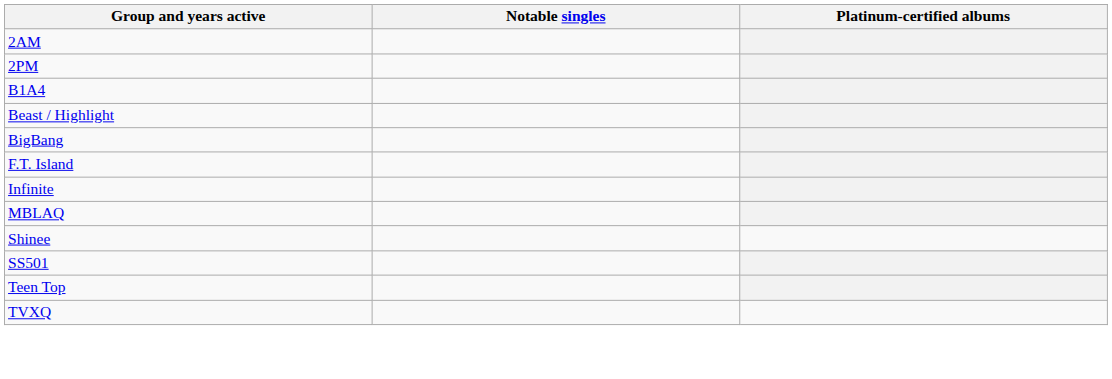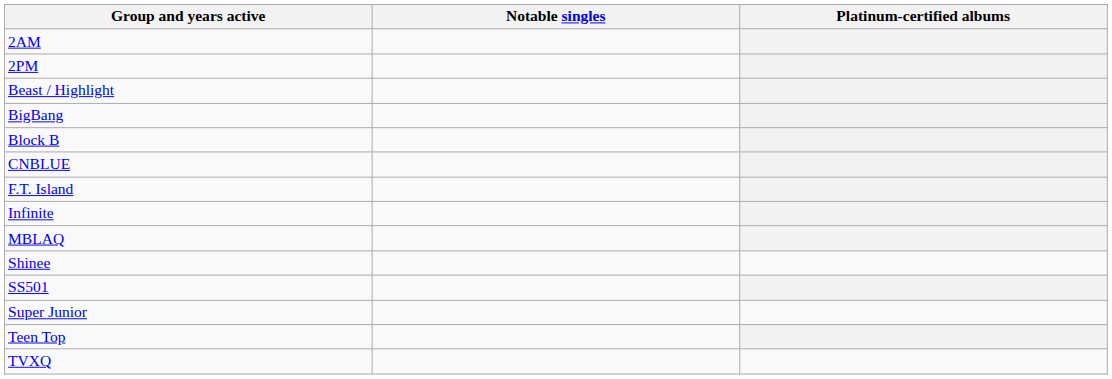- row: (27, 90)
+ row: (34, 139)
+ row: (39, 164)
+ row: (48, 312)
